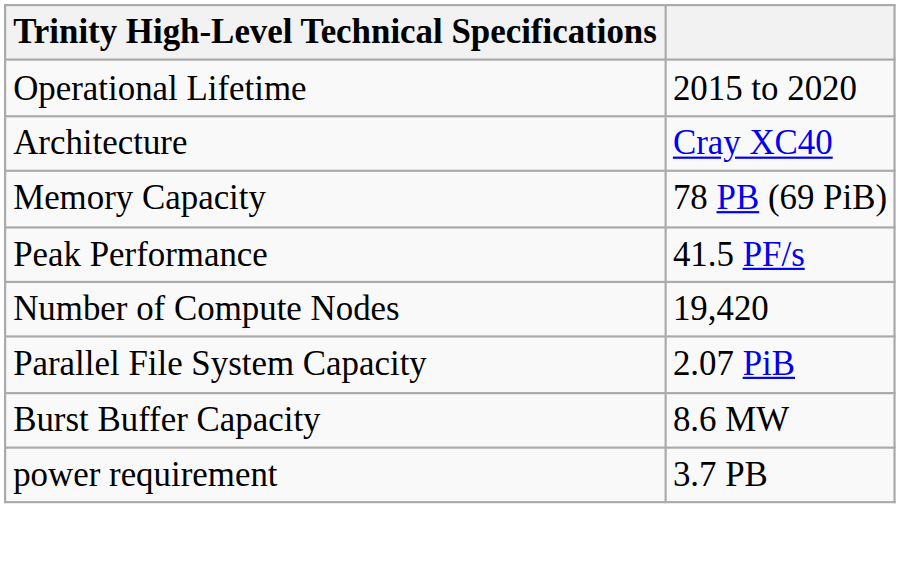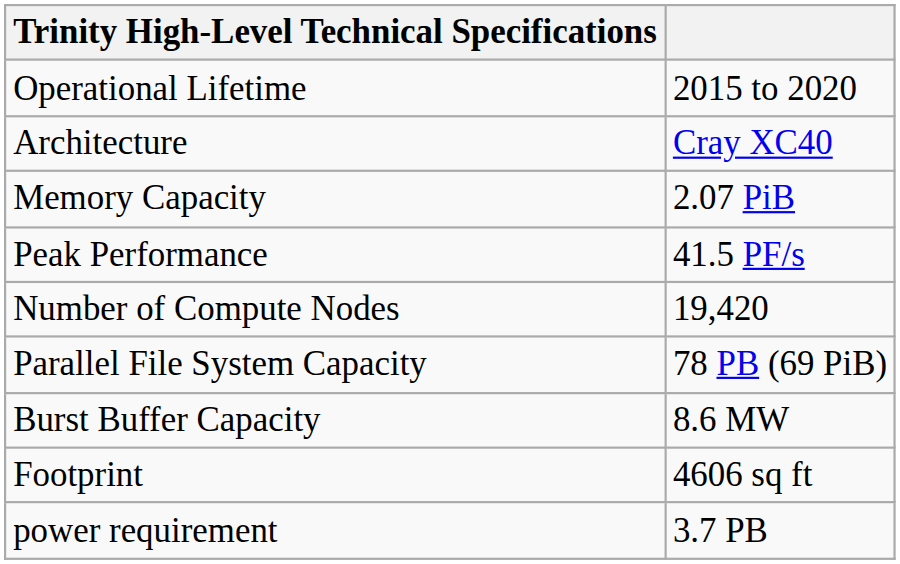(780, 198) 78 PB (69 PiB) -> (734, 198) 2.07 PiB
(734, 364) 2.07 PiB -> (780, 364) 78 PB (69 PiB)
+ row: (78, 474)
